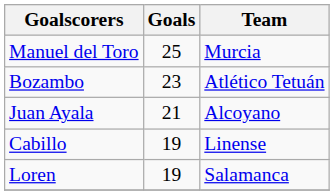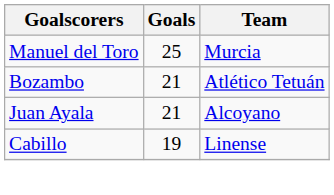(171, 81) 23 -> (171, 81) 21
- row: (32, 174)
